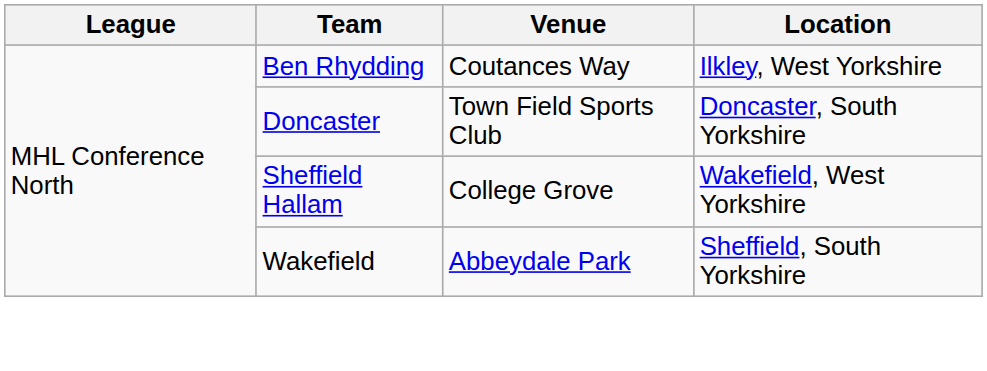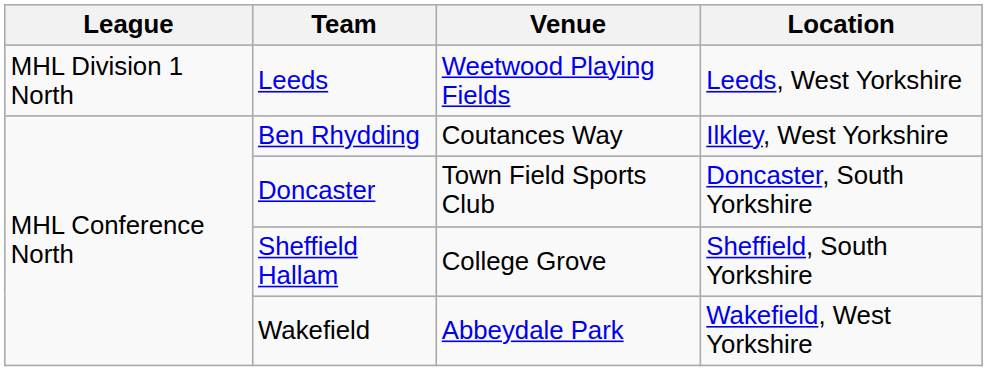+ row: (293, 80)
(792, 190) Wakefield, West Yorkshire -> (797, 260) Sheffield, South Yorkshire
(790, 260) Sheffield, South Yorkshire -> (799, 330) Wakefield, West Yorkshire
